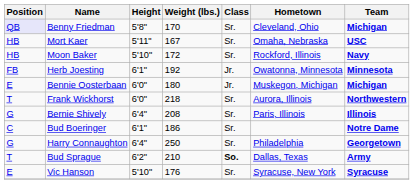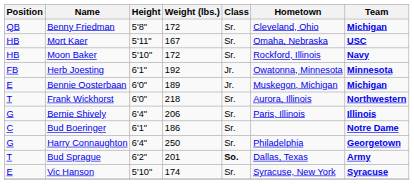(13, 27) lavender background -> (13, 27) no background
(173, 27) 170 -> (173, 27) 172
(173, 85) 180 -> (173, 85) 189
(173, 114) 208 -> (173, 114) 206
(173, 158) 210 -> (173, 158) 201
(173, 172) 176 -> (173, 172) 174
